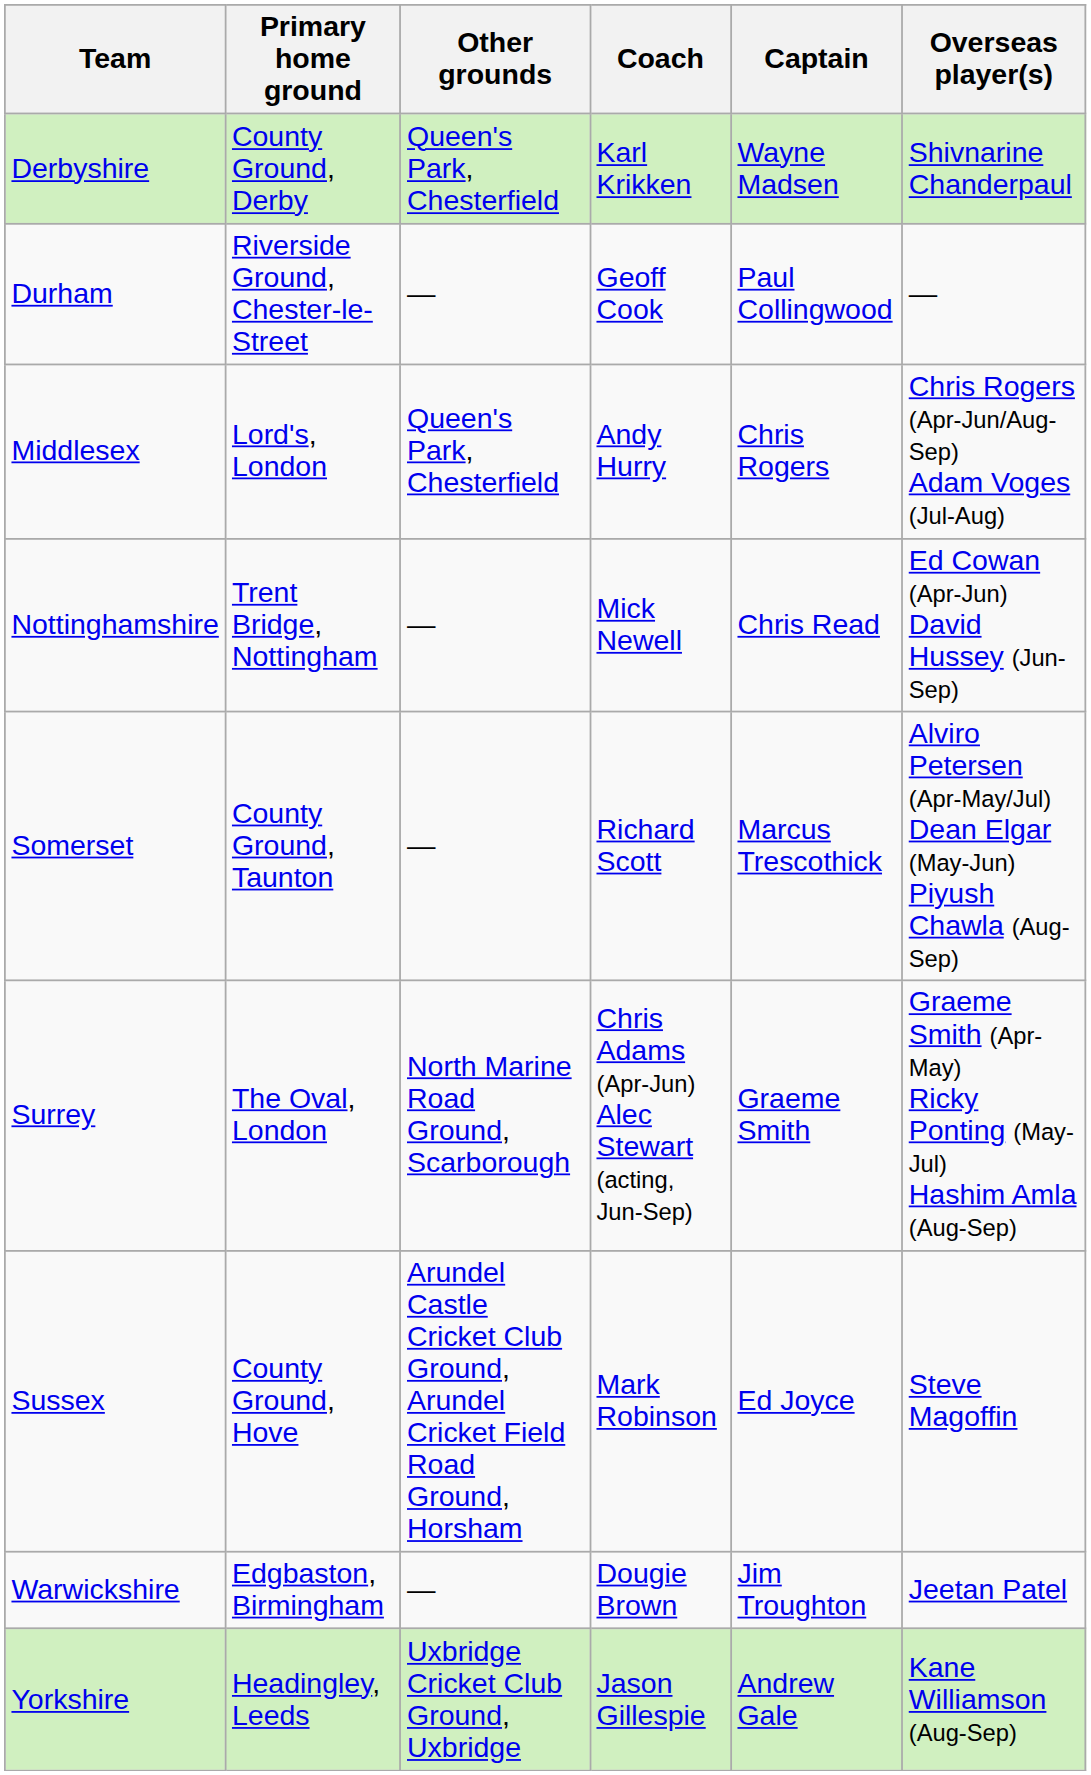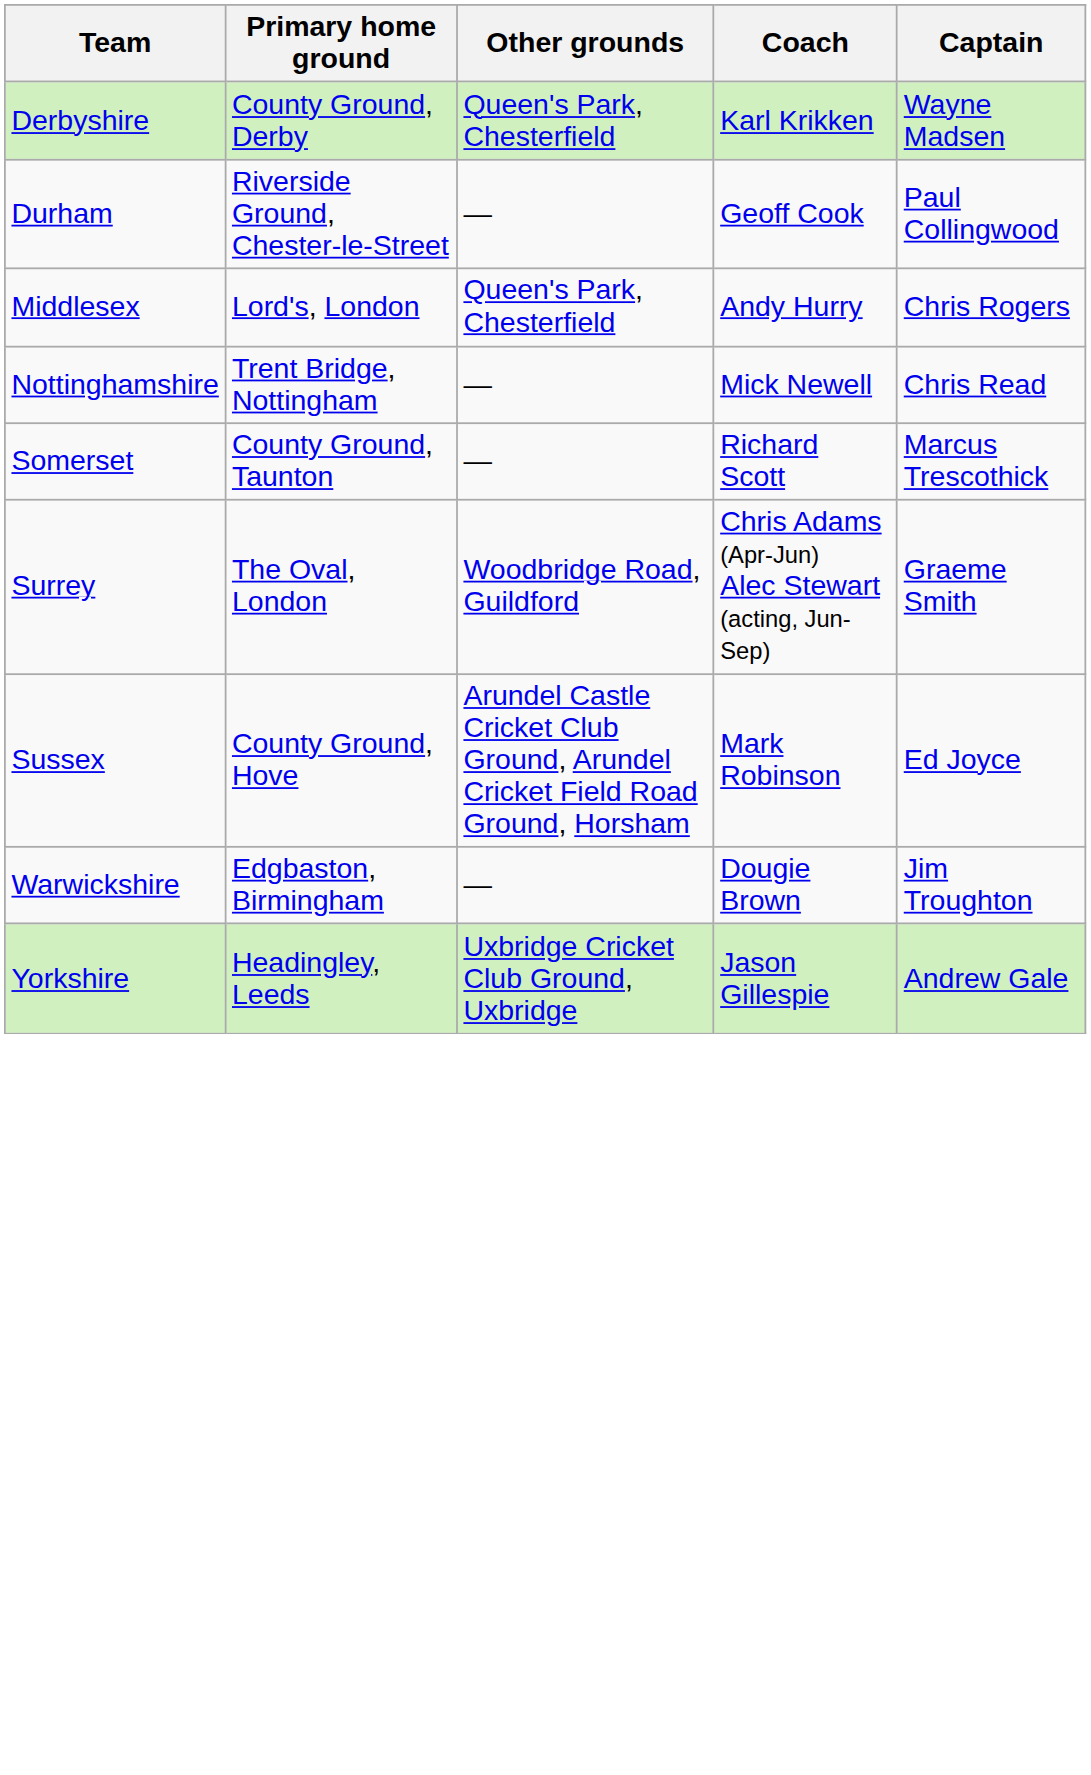- column: (994, 59)
(489, 1115) North Marine Road Ground, Scarborough -> (582, 586) Woodbridge Road, Guildford
